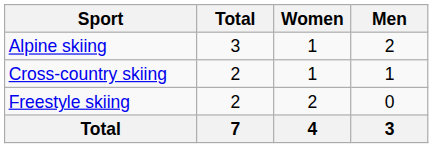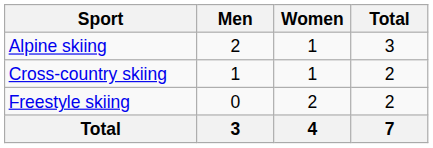columns swapped: (390, 19) <-> (235, 19)
